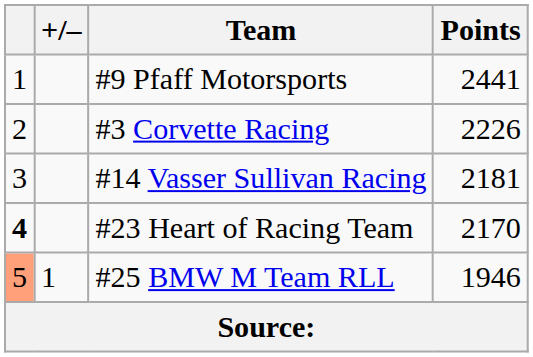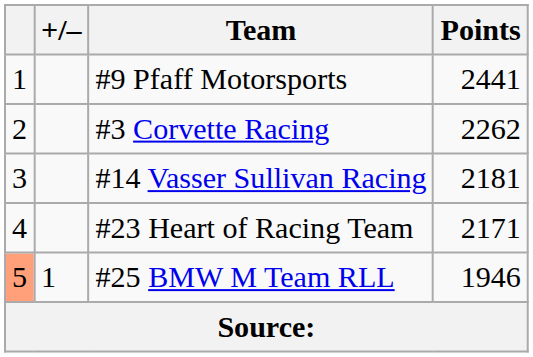(491, 128) 2226 -> (491, 128) 2262
(19, 227) bold -> (19, 227) normal
(491, 227) 2170 -> (491, 227) 2171
